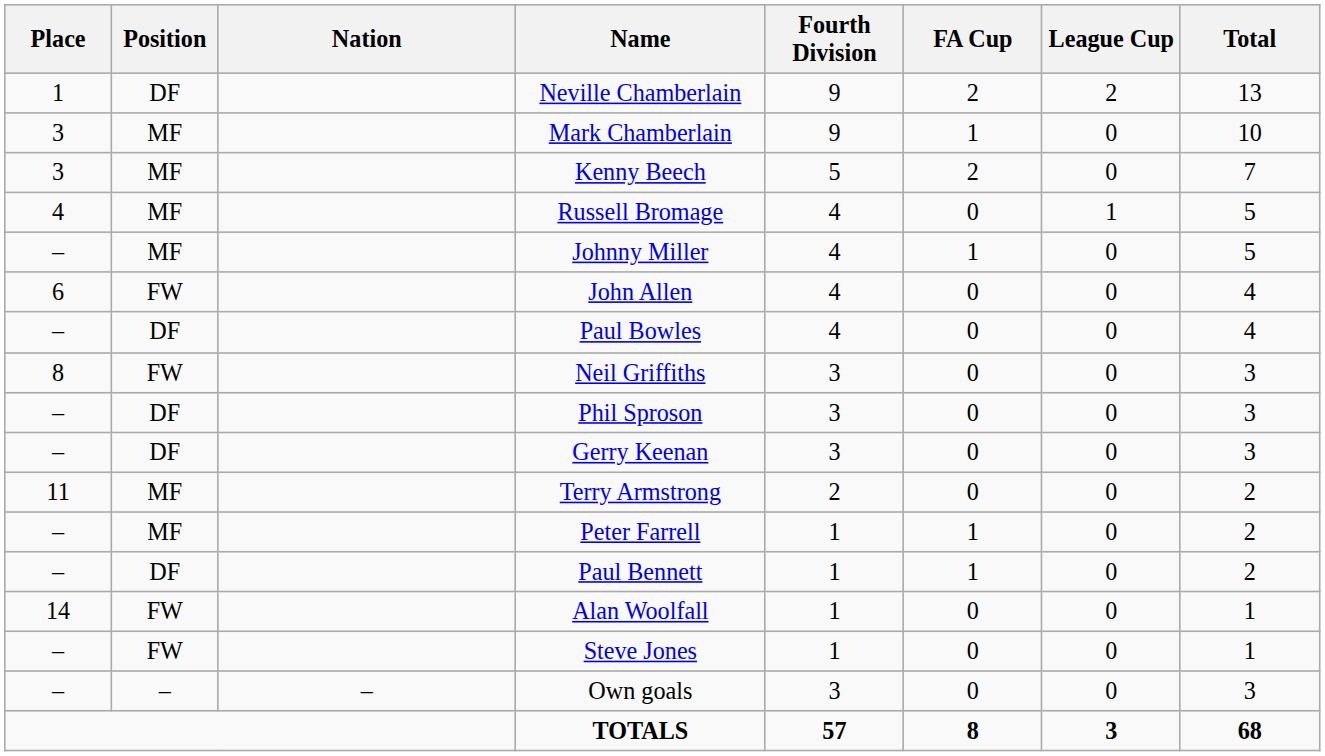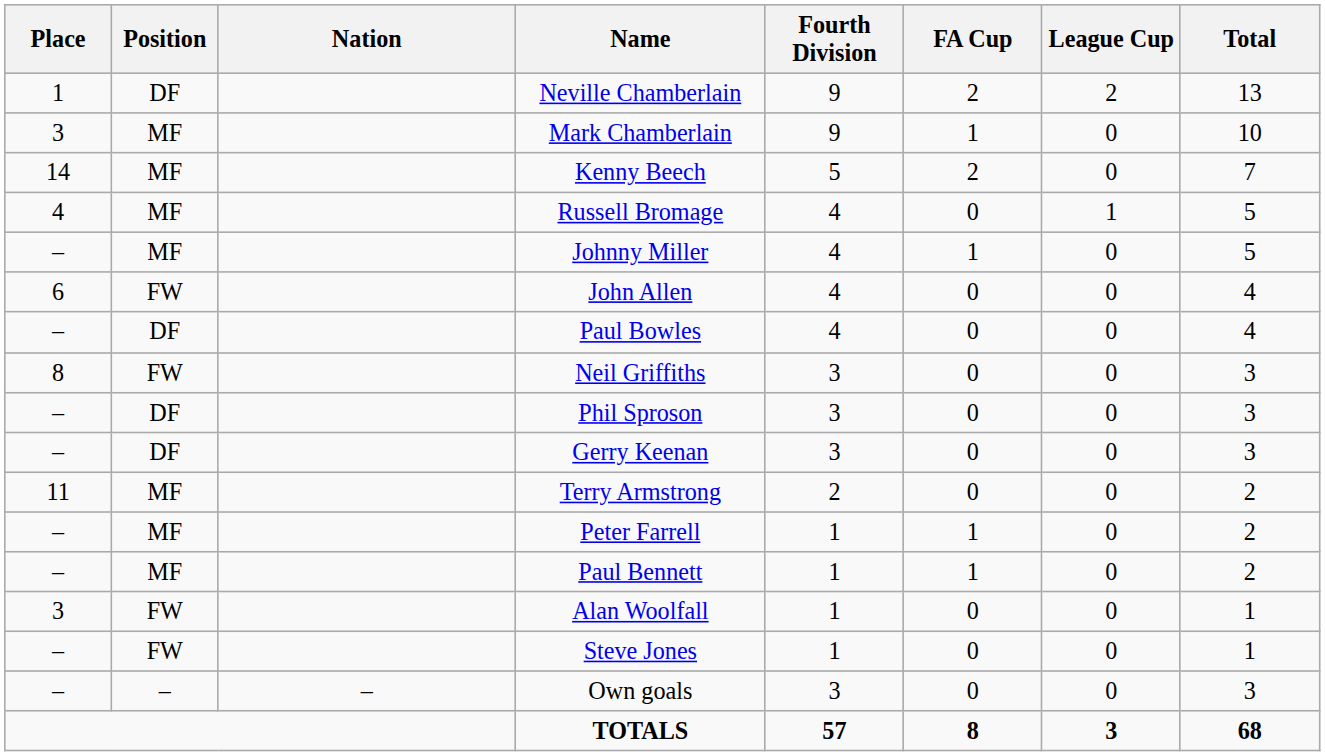(58, 172) 3 -> (58, 172) 14
(165, 571) DF -> (165, 571) MF
(58, 611) 14 -> (58, 611) 3
